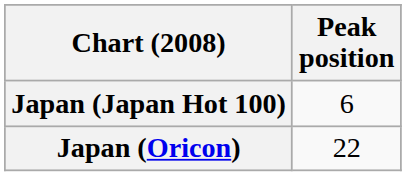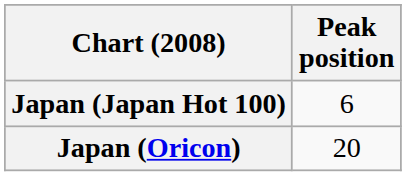(347, 147) 22 -> (347, 147) 20
